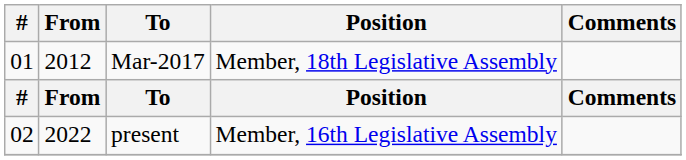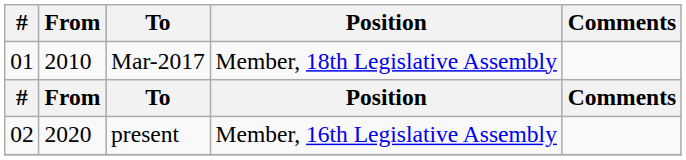(68, 60) 2012 -> (68, 60) 2010
(68, 135) 2022 -> (68, 135) 2020
